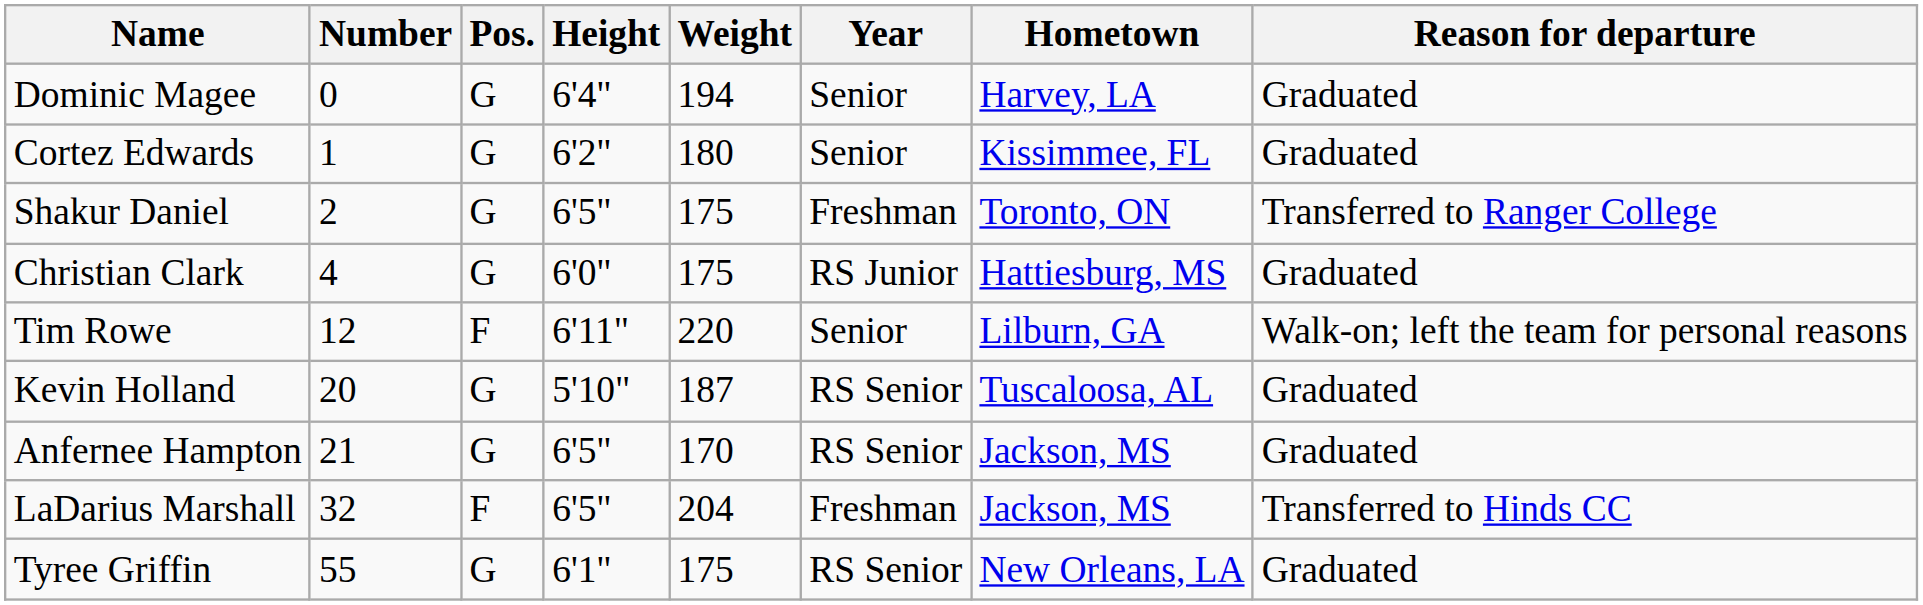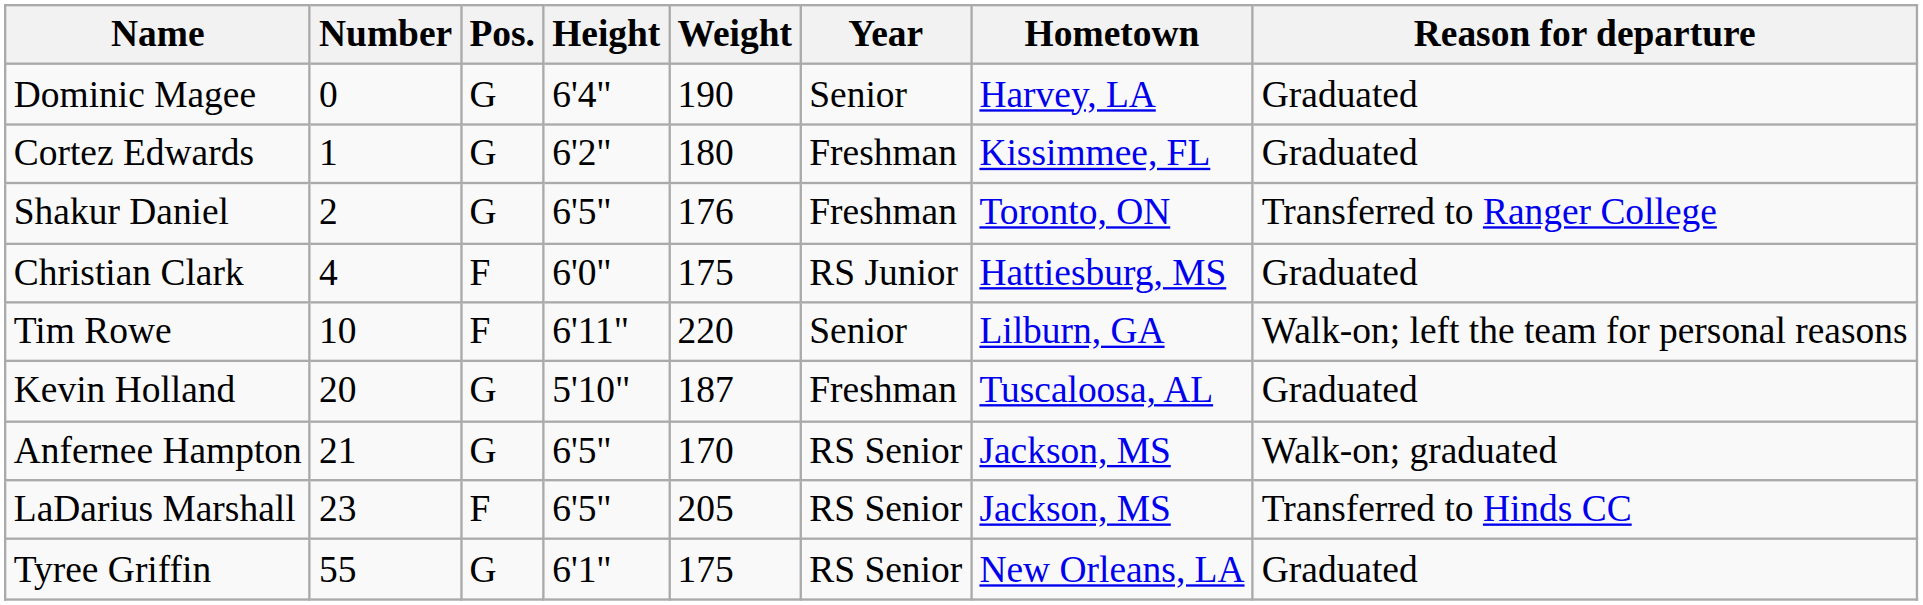(706, 93) 194 -> (706, 93) 190
(858, 152) Senior -> (883, 152) Freshman
(706, 212) 175 -> (706, 212) 176
(483, 271) G -> (480, 271) F
(338, 331) 12 -> (338, 331) 10
(886, 390) RS Senior -> (883, 390) Freshman
(1340, 449) Graduated -> (1409, 449) Walk-on; graduated
(338, 509) 32 -> (338, 509) 23
(706, 509) 204 -> (706, 509) 205
(883, 509) Freshman -> (886, 509) RS Senior
